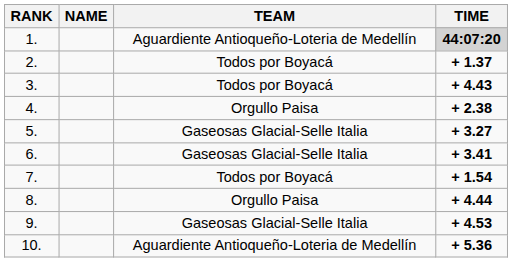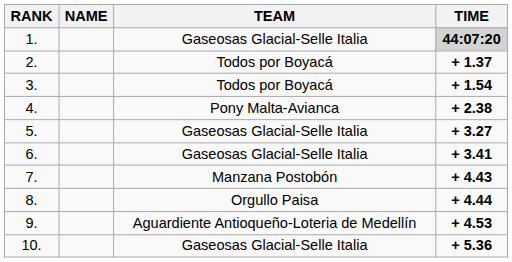(275, 39) Aguardiente Antioqueño-Loteria de Medellín -> (275, 39) Gaseosas Glacial-Selle Italia
(472, 85) + 4.43 -> (472, 85) + 1.54
(275, 108) Orgullo Paisa -> (275, 108) Pony Malta-Avianca
(275, 177) Todos por Boyacá -> (275, 177) Manzana Postobón
(472, 177) + 1.54 -> (472, 177) + 4.43
(275, 223) Gaseosas Glacial-Selle Italia -> (275, 223) Aguardiente Antioqueño-Loteria de Medellín
(275, 246) Aguardiente Antioqueño-Loteria de Medellín -> (275, 246) Gaseosas Glacial-Selle Italia
